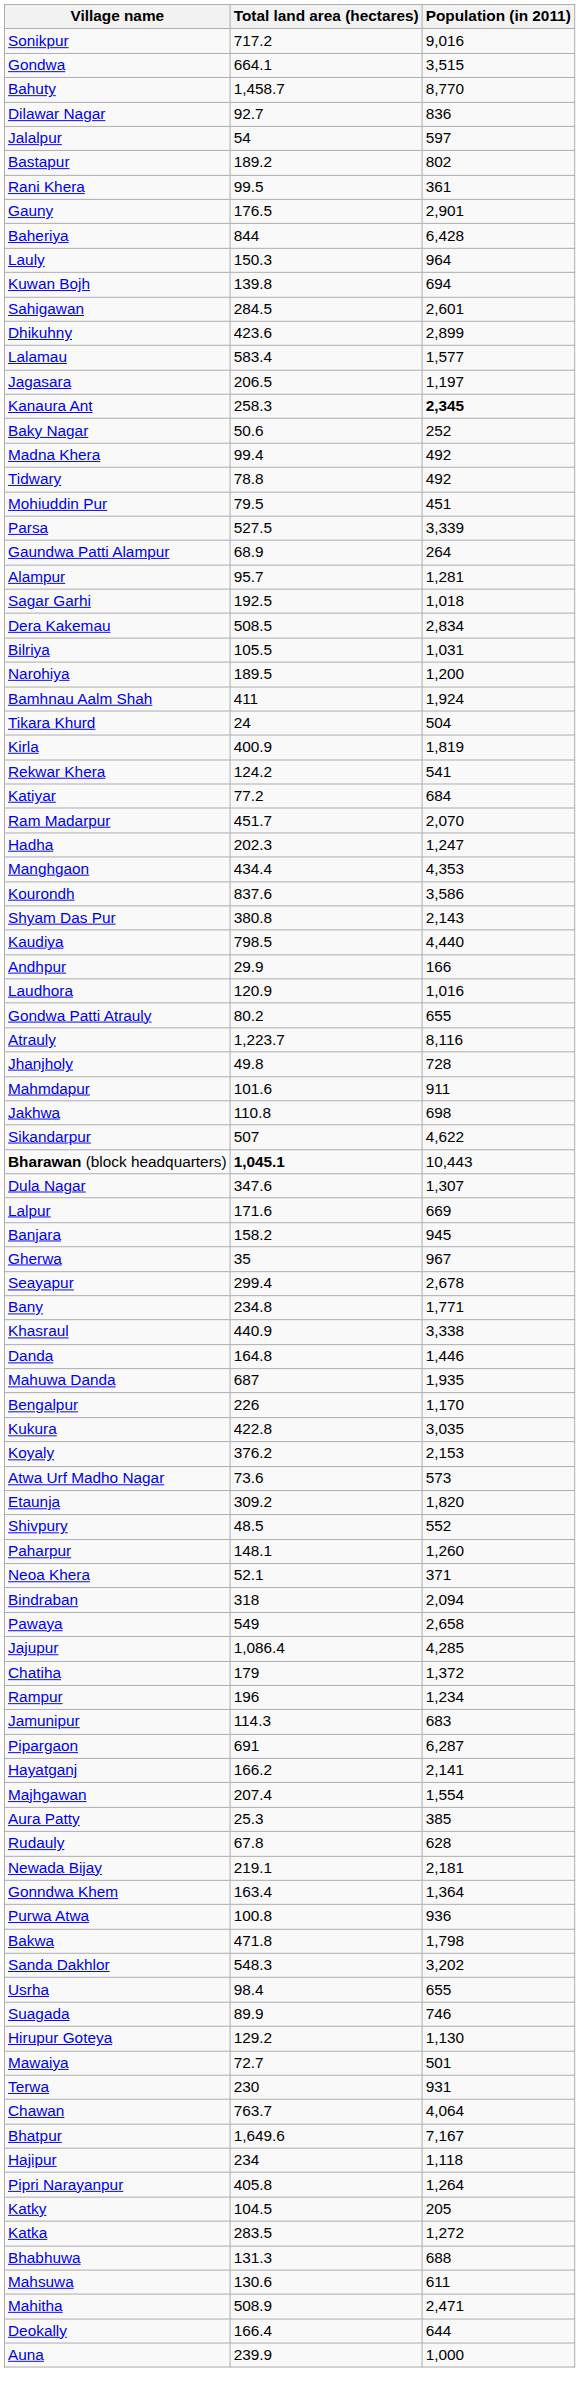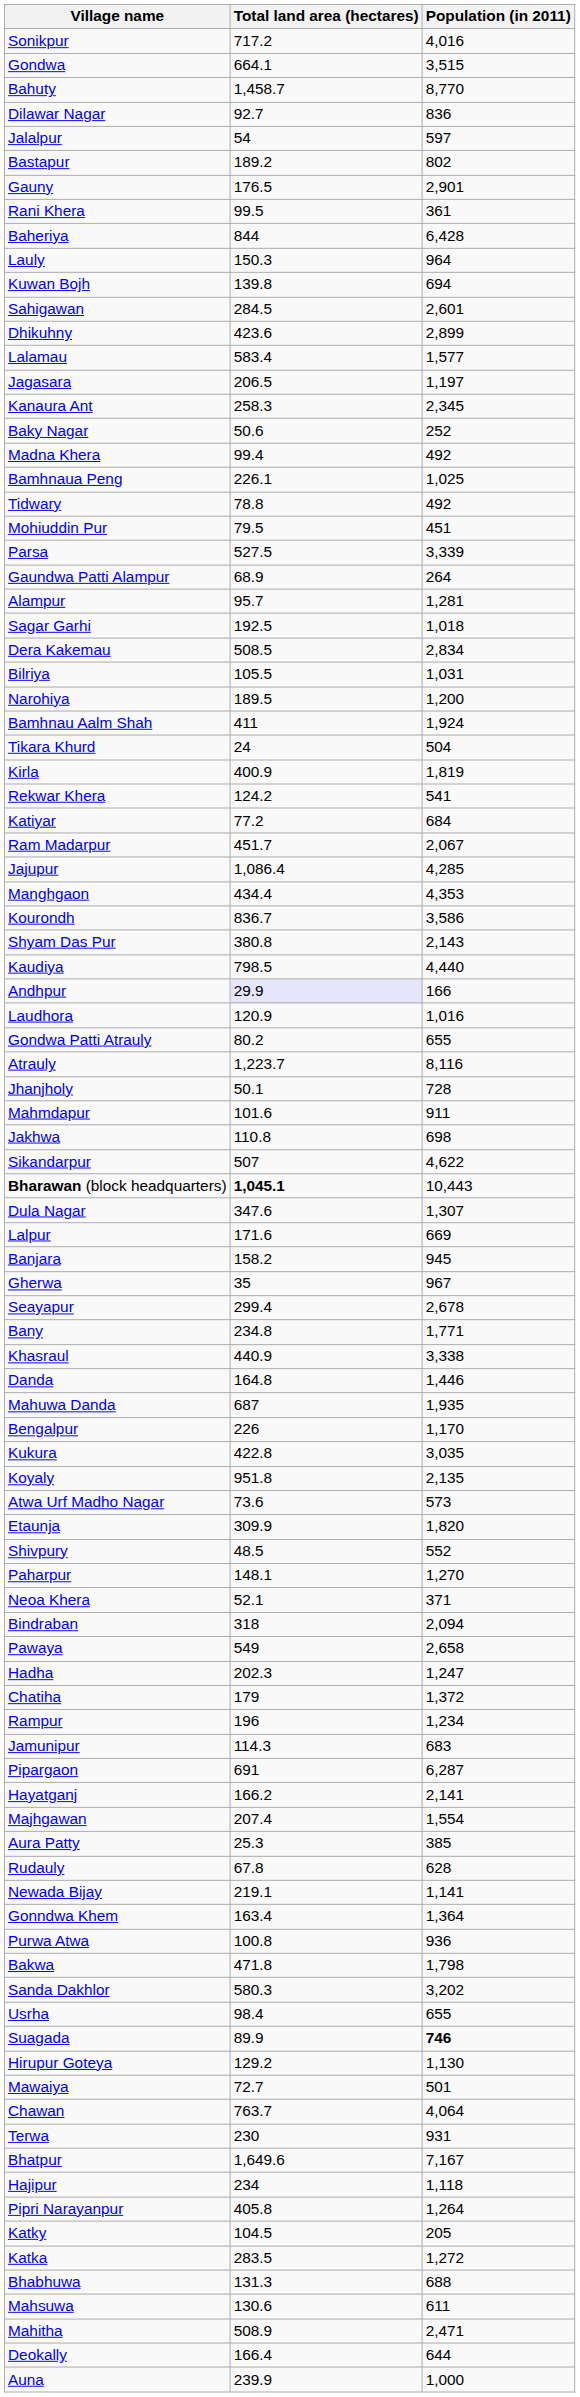(445, 41) 9,016 -> (445, 41) 4,016
rows swapped: (31, 211) <-> (46, 187)
(445, 406) bold -> (445, 406) normal
+ row: (65, 479)
(445, 820) 2,070 -> (445, 844) 2,067
rows swapped: (33, 1648) <-> (31, 844)
(253, 893) 837.6 -> (253, 917) 836.7
(249, 966) no background -> (249, 991) lavender background
(249, 1064) 49.8 -> (249, 1088) 50.1
(253, 1453) 376.2 -> (253, 1478) 951.8
(445, 1453) 2,153 -> (445, 1478) 2,135
(253, 1502) 309.2 -> (253, 1526) 309.9
(445, 1551) 1,260 -> (445, 1575) 1,270
(445, 1868) 2,181 -> (445, 1892) 1,141
(253, 1965) 548.3 -> (253, 1989) 580.3
(438, 2014) normal -> (438, 2038) bold
rows swapped: (29, 2087) <-> (36, 2111)
